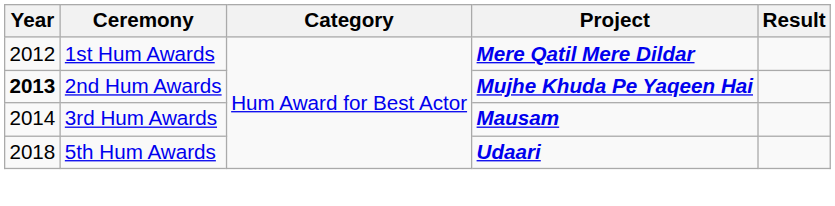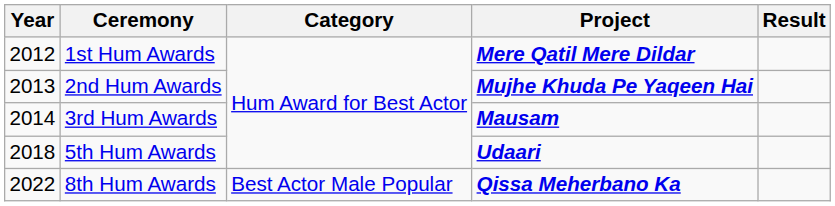(32, 86) bold -> (32, 86) normal
+ row: (140, 184)
